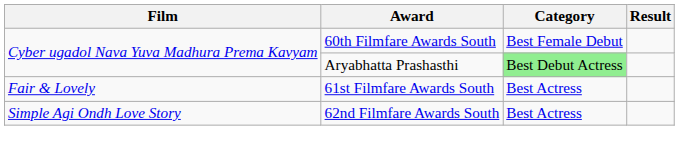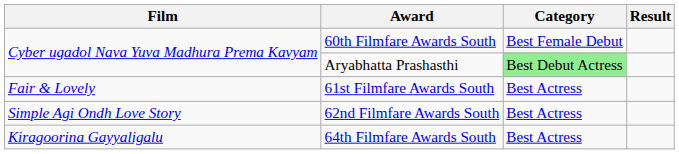+ row: (410, 137)
